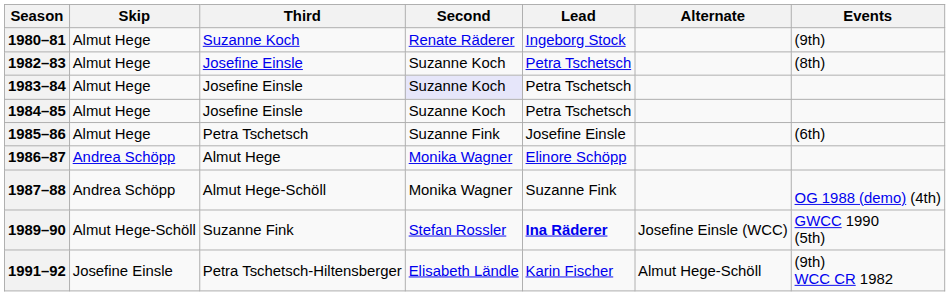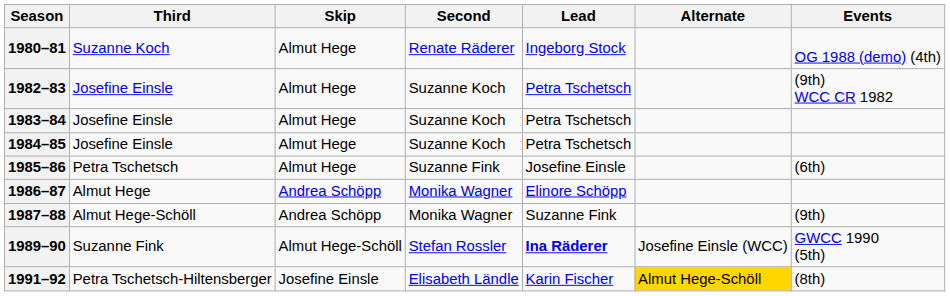columns swapped: (134, 16) <-> (302, 16)
(810, 39) (9th) -> (868, 56) OG 1988 (demo) (4th)
(810, 63) (8th) -> (844, 88) (9th) WCC CR 1982
(457, 87) lavender background -> (457, 120) no background
(868, 198) OG 1988 (demo) (4th) -> (810, 214) (9th)
(700, 270) no background -> (700, 278) gold background
(844, 270) (9th) WCC CR 1982 -> (810, 278) (8th)
